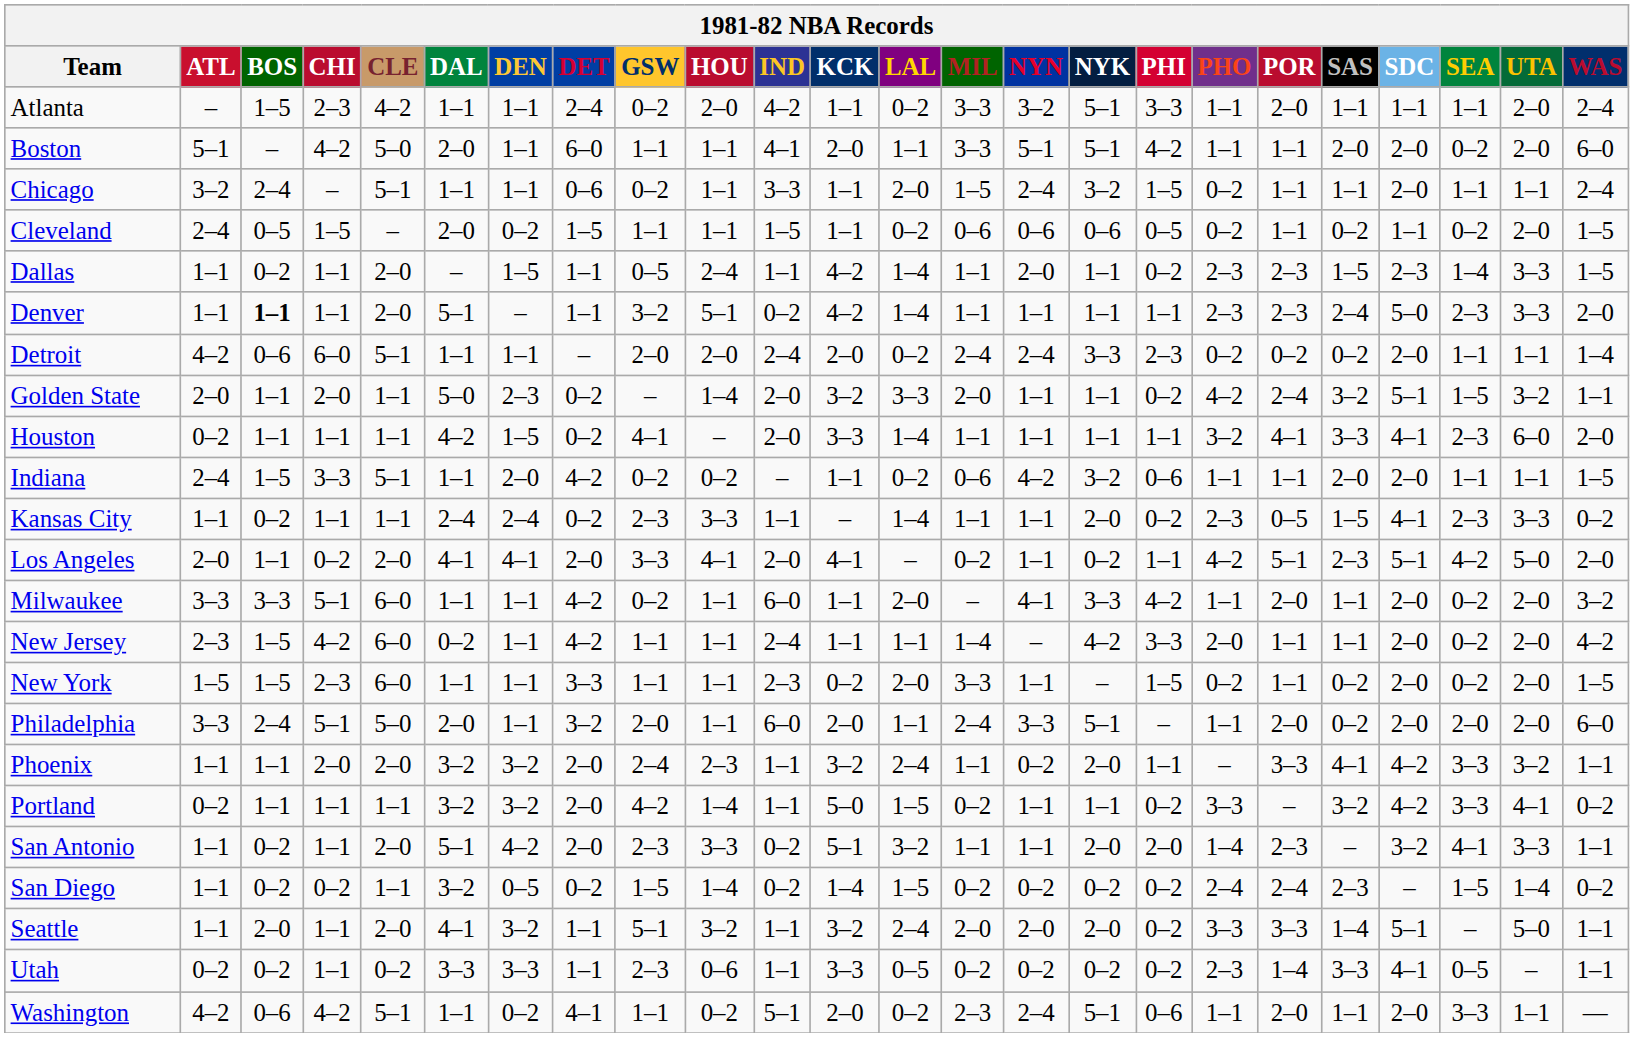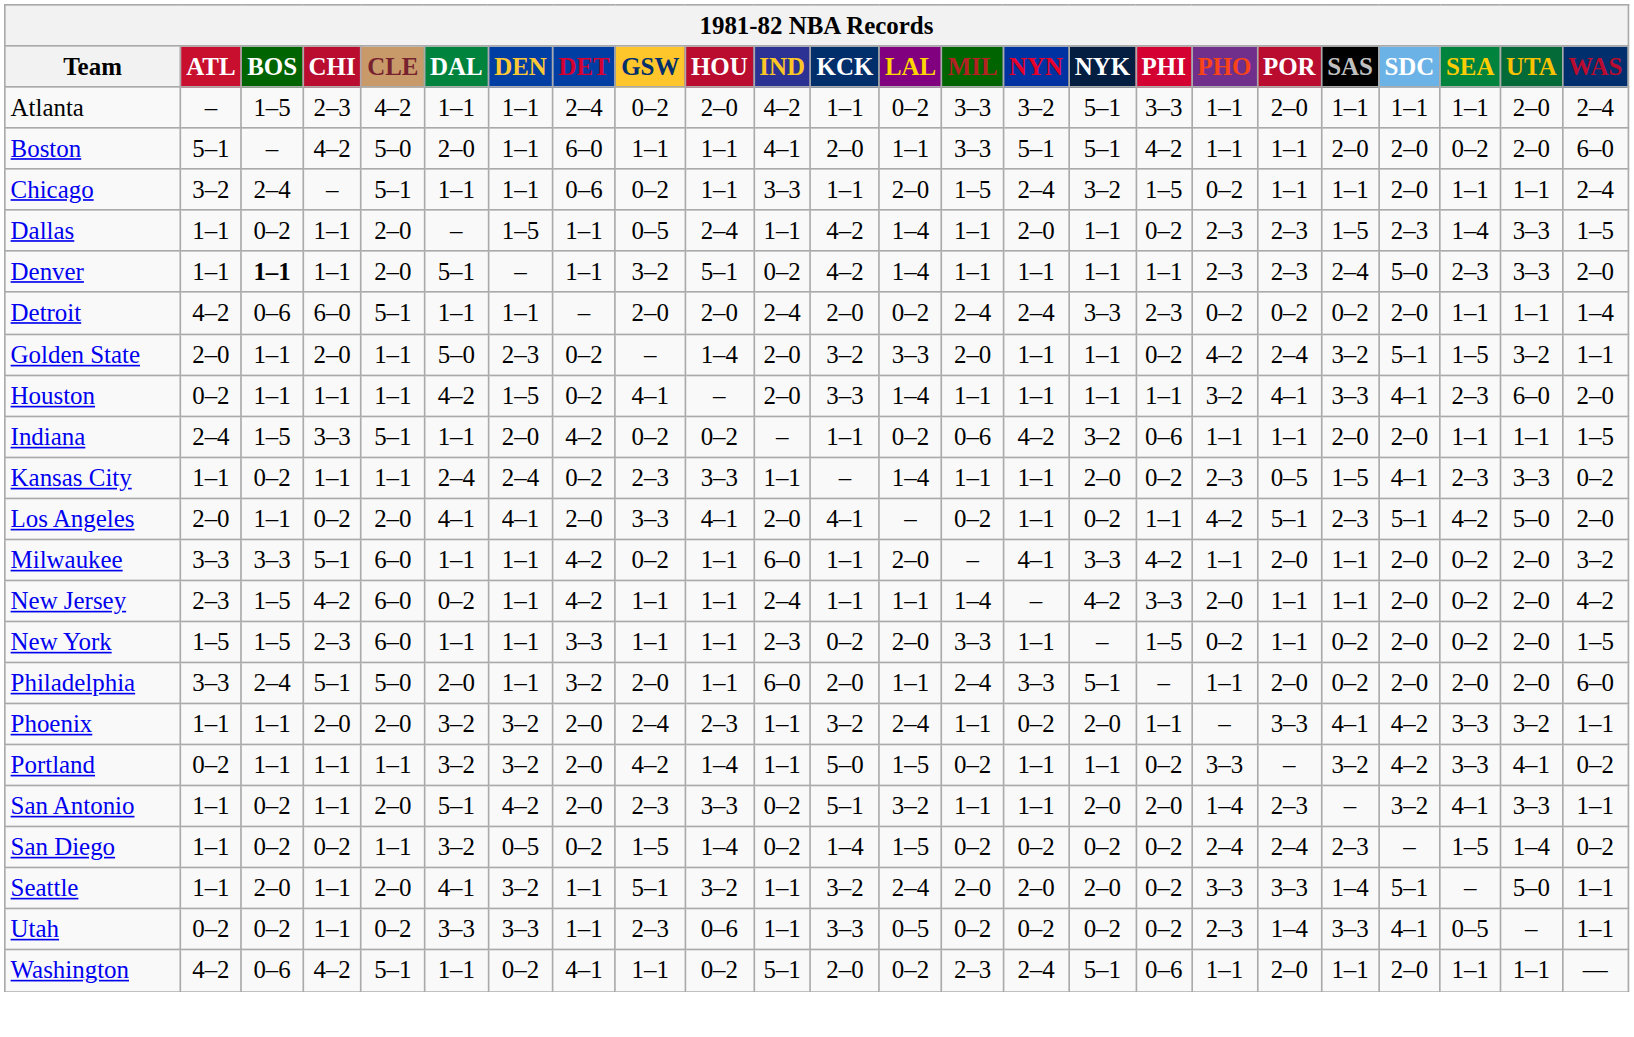- row: (61, 230)
(1470, 1011) 3–3 -> (1470, 970) 1–1
